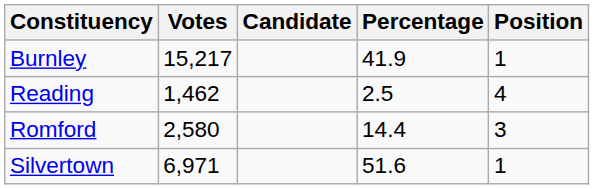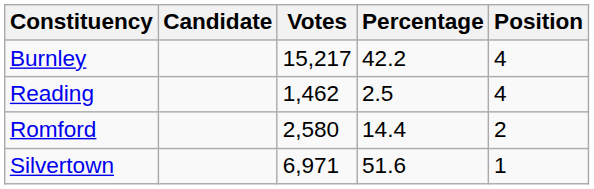columns swapped: (297, 22) <-> (198, 22)
(384, 58) 41.9 -> (384, 58) 42.2
(500, 58) 1 -> (500, 58) 4
(500, 129) 3 -> (500, 129) 2
